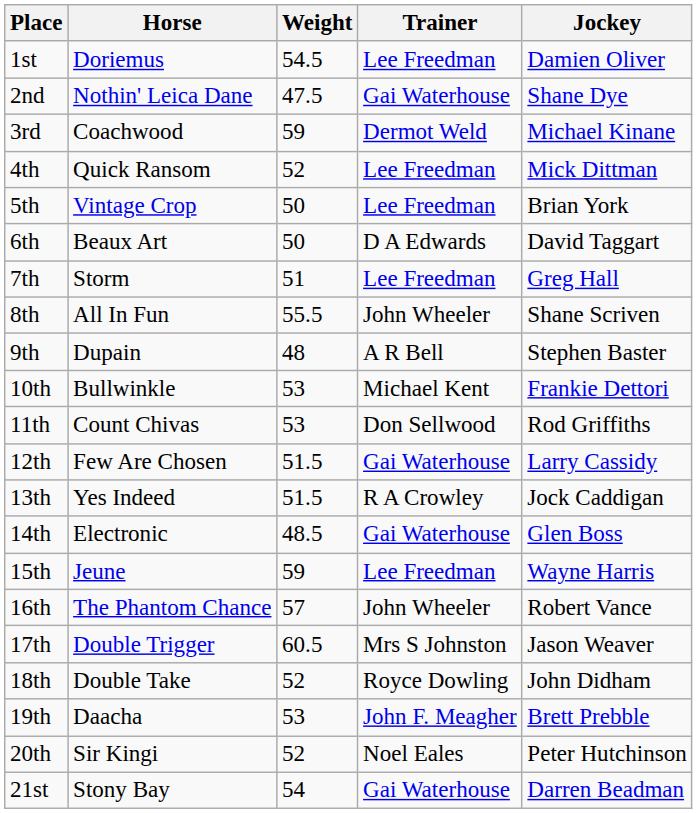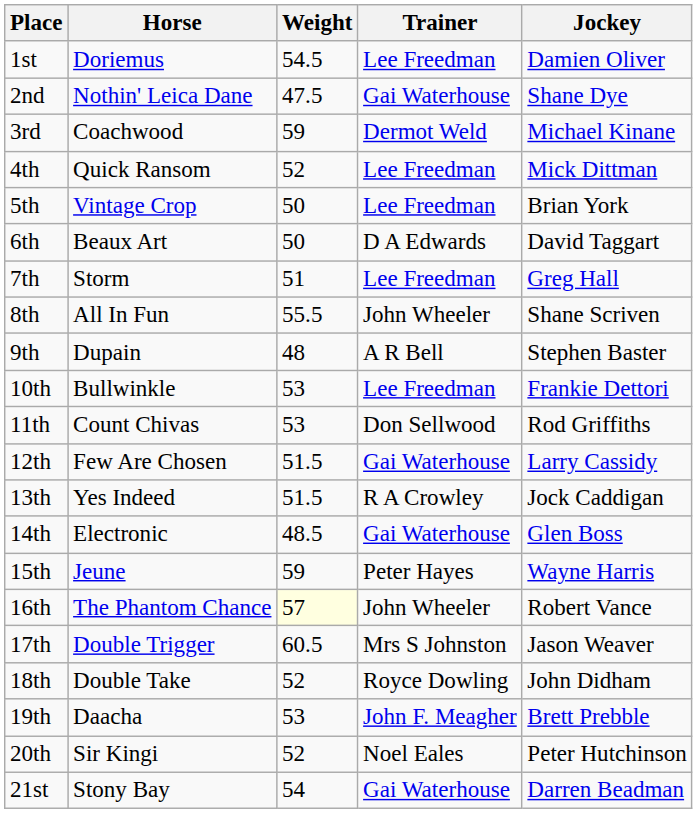(426, 388) Michael Kent -> (429, 388) Lee Freedman
(429, 570) Lee Freedman -> (418, 570) Peter Hayes
(294, 607) no background -> (294, 607) lightyellow background
